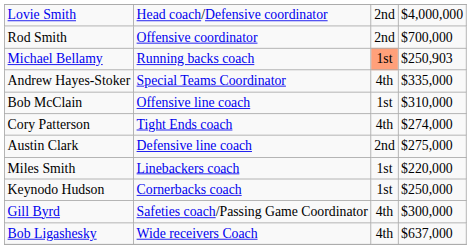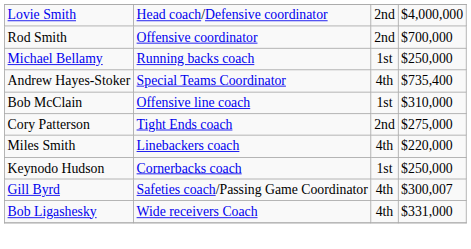(384, 59) lightsalmon background -> (384, 59) no background
(427, 59) $250,903 -> (427, 59) $250,000
(427, 80) $335,000 -> (427, 80) $735,400
(384, 124) 4th -> (384, 124) 2nd
(427, 124) $274,000 -> (427, 124) $275,000
- row: (43, 146)
(384, 168) 1st -> (384, 146) 4th
(427, 211) $300,000 -> (427, 189) $300,007
(427, 233) $637,000 -> (427, 211) $331,000
